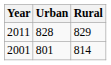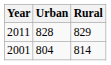(45, 50) 801 -> (45, 50) 804
